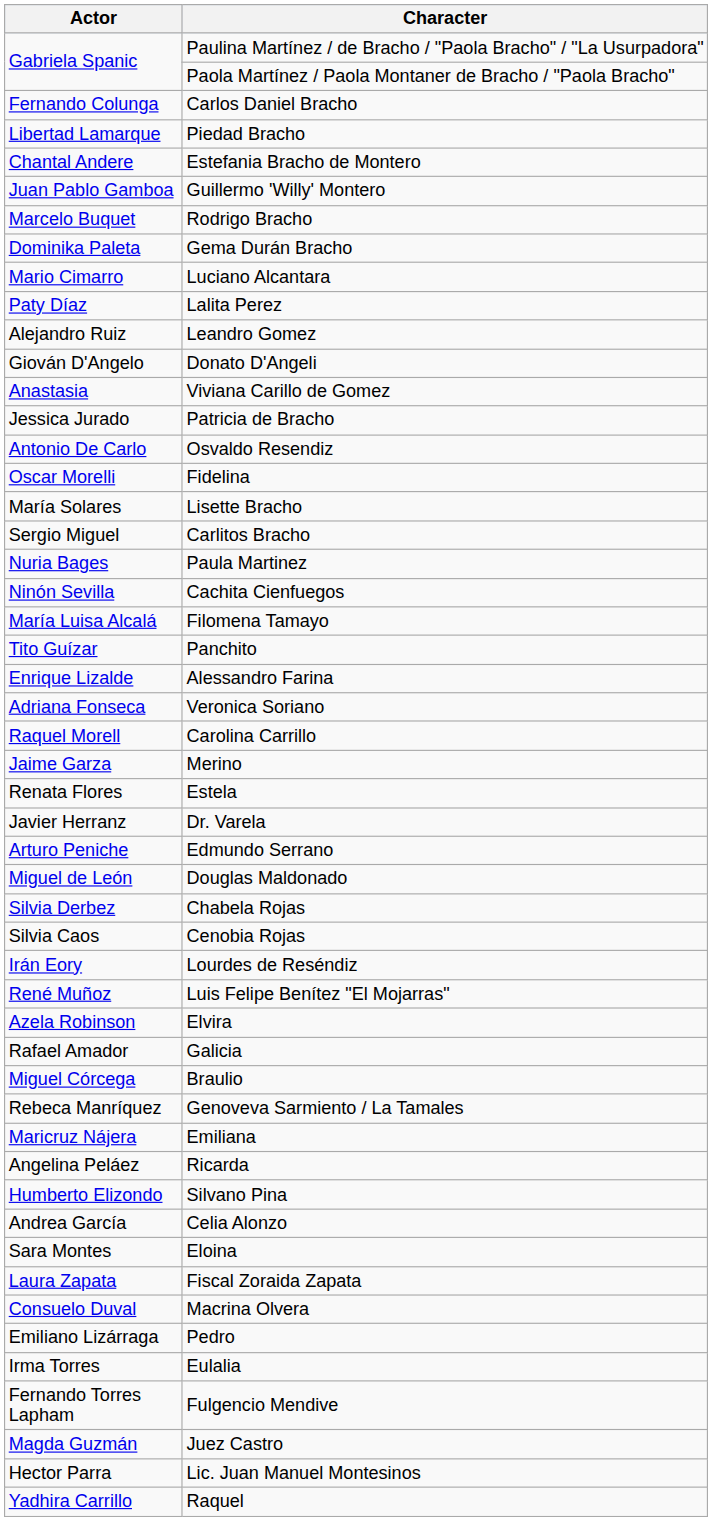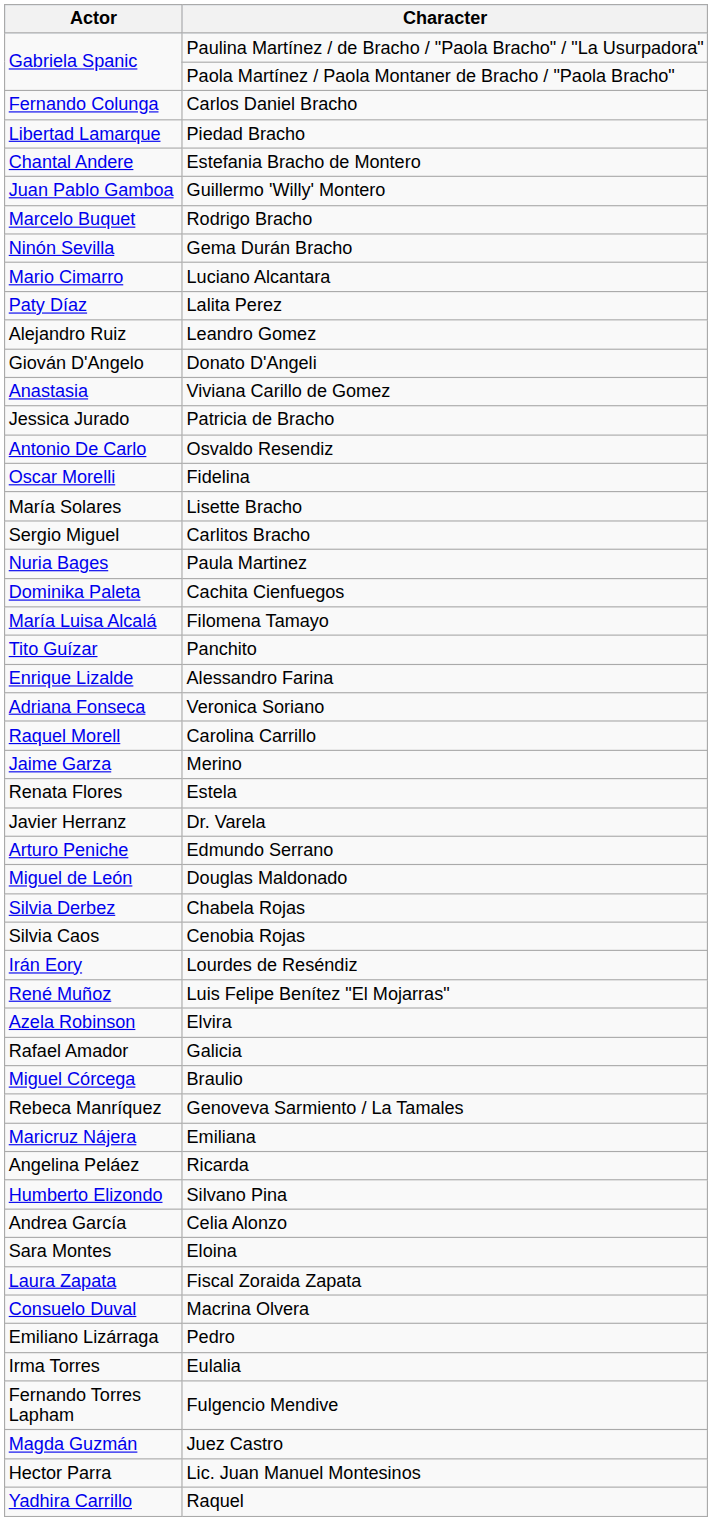(75, 248) Dominika Paleta -> (61, 248) Ninón Sevilla
(61, 592) Ninón Sevilla -> (75, 592) Dominika Paleta
